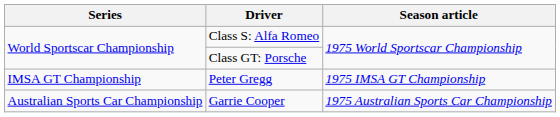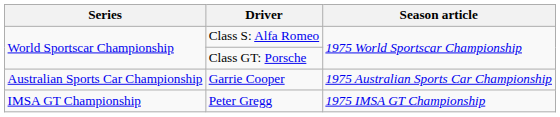rows swapped: (247, 100) <-> (240, 79)
